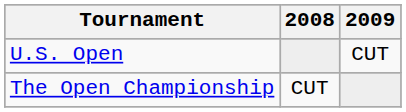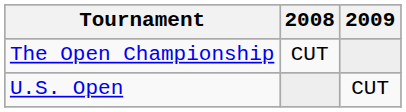rows swapped: (67, 56) <-> (142, 90)
